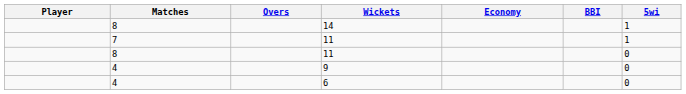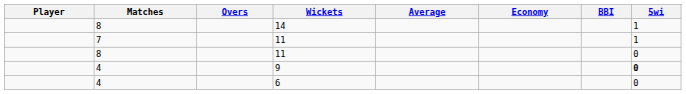+ column: (427, 11)
(627, 68) normal -> (636, 68) bold
